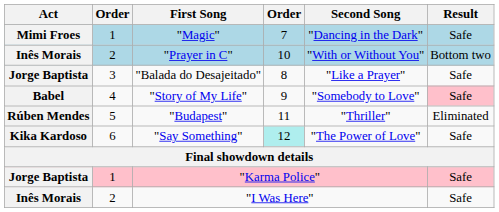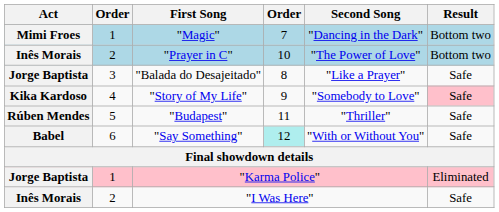(461, 34) Safe -> (461, 34) Bottom two
(366, 55) "With or Without You" -> (366, 55) "The Power of Love"
(48, 95) Babel -> (48, 95) Kika Kardoso
(461, 116) Eliminated -> (461, 116) Safe
(48, 136) Kika Kardoso -> (48, 136) Babel
(366, 136) "The Power of Love" -> (366, 136) "With or Without You"
(461, 177) Safe -> (461, 177) Eliminated
